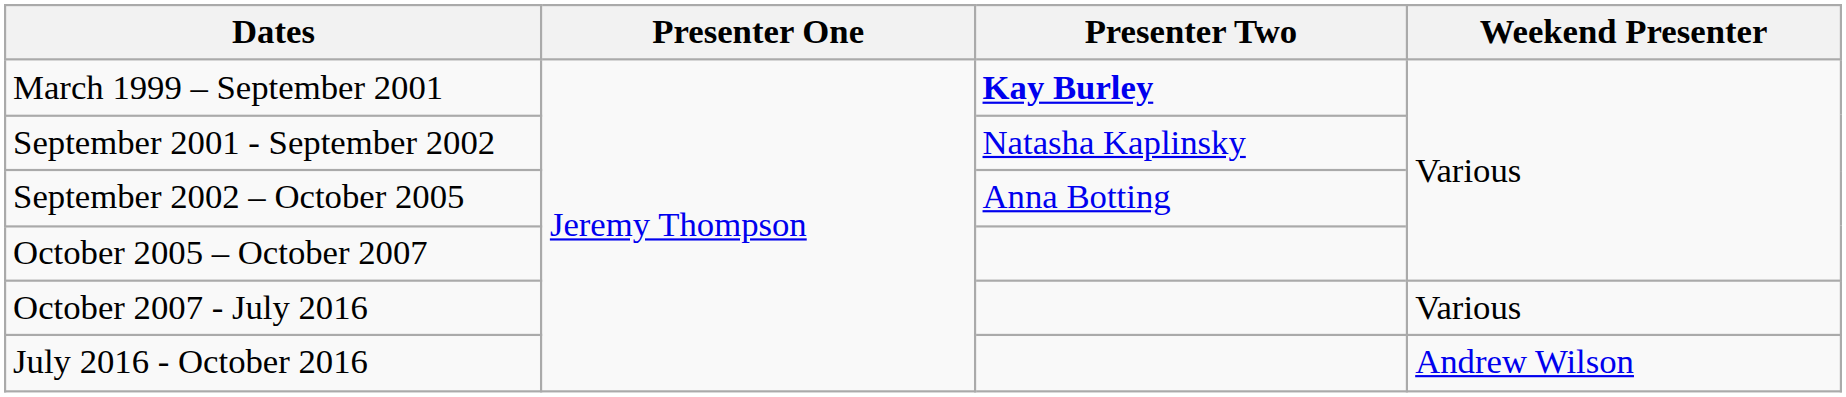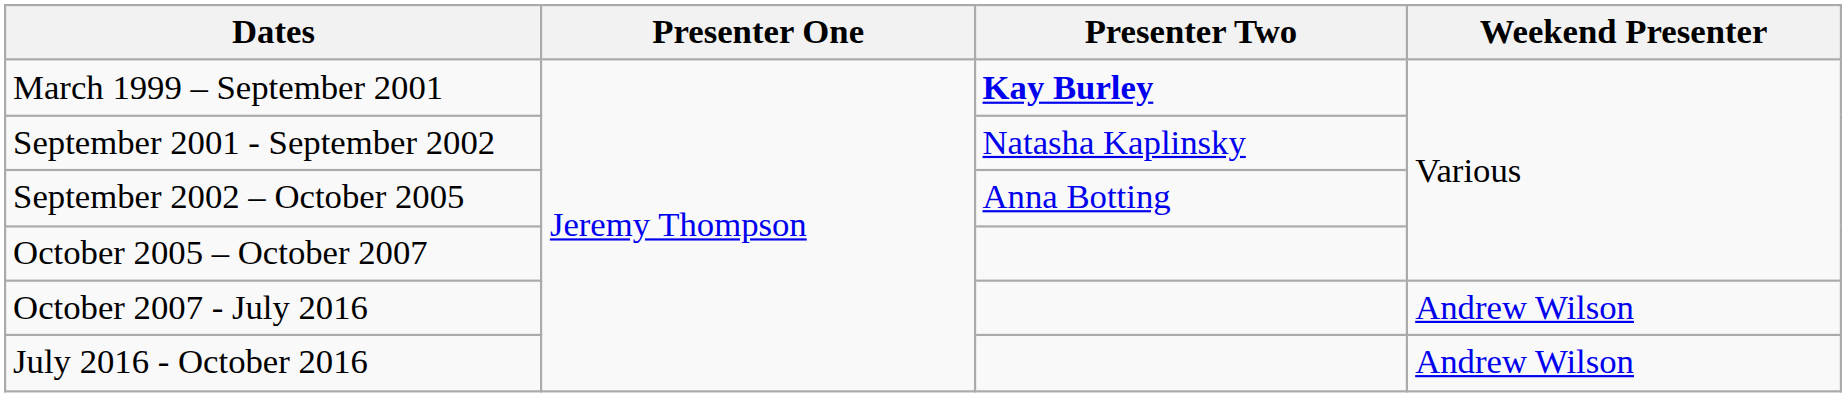(1468, 307) Various -> (1525, 307) Andrew Wilson
